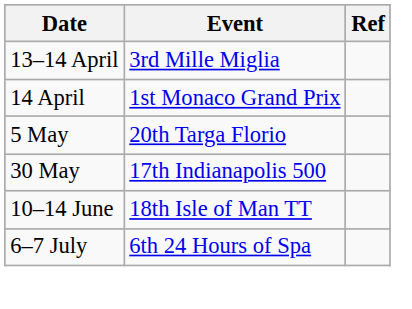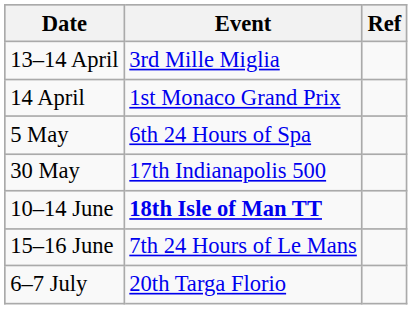(208, 134) 20th Targa Florio -> (220, 134) 6th 24 Hours of Spa
(221, 208) normal -> (226, 208) bold
+ row: (62, 246)
(220, 246) 6th 24 Hours of Spa -> (208, 283) 20th Targa Florio
